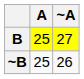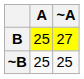(65, 62) 26 -> (65, 62) 25
